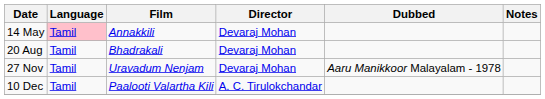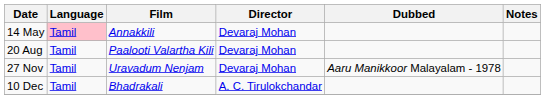(136, 50) Bhadrakali -> (161, 50) Paalooti Valartha Kili
(161, 86) Paalooti Valartha Kili -> (136, 86) Bhadrakali
